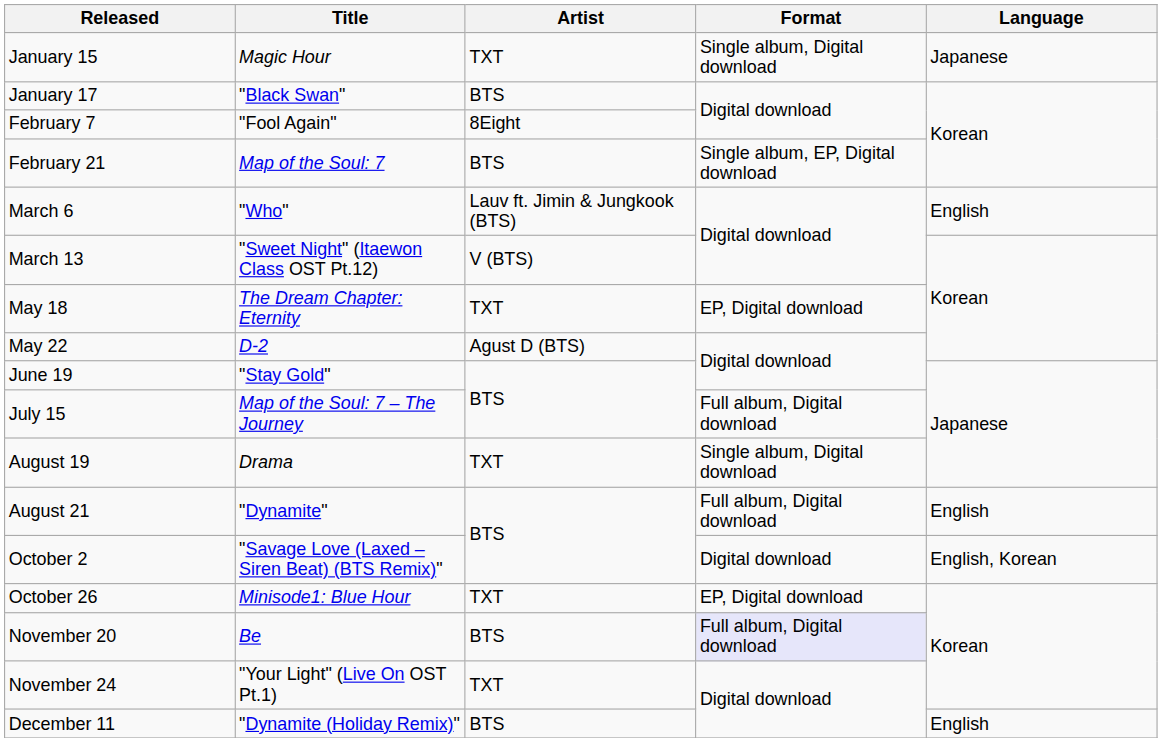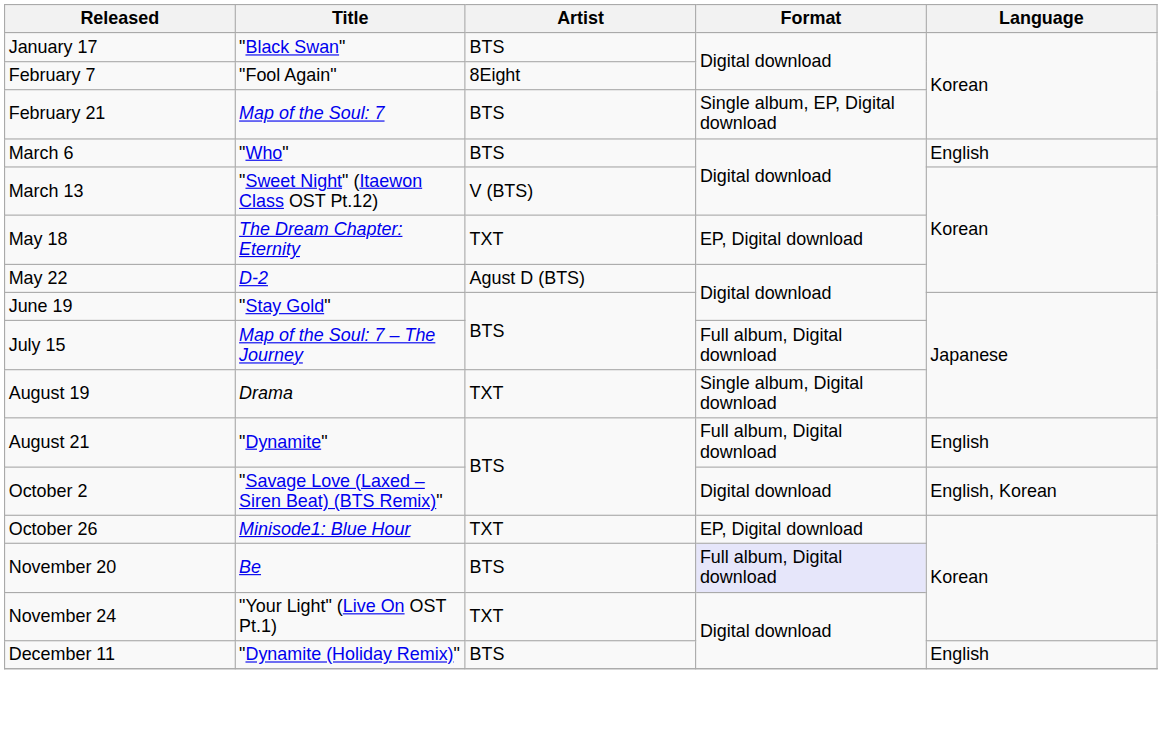- row: (53, 57)
(572, 211) Lauv ft. Jimin & Jungkook (BTS) -> (487, 152) BTS
